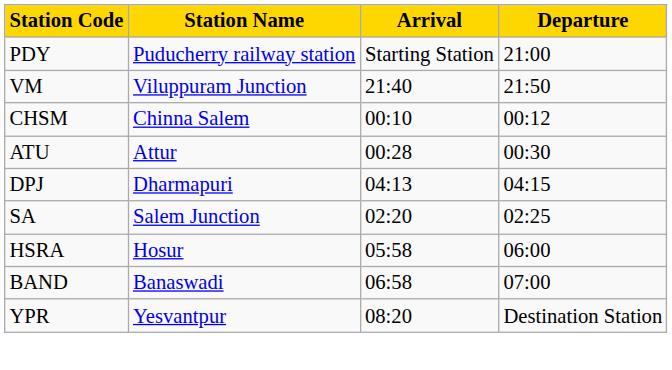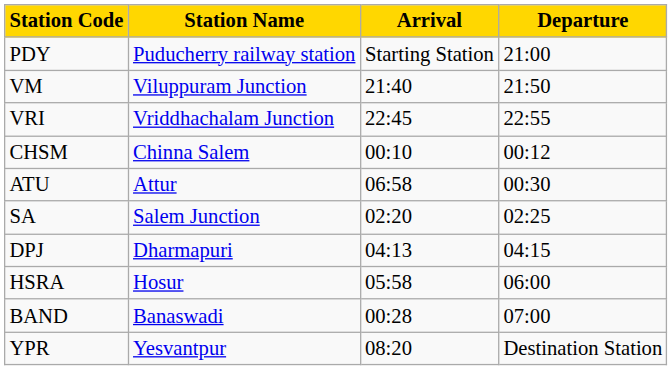+ row: (27, 119)
(388, 151) 00:28 -> (388, 184) 06:58
rows swapped: (23, 217) <-> (27, 184)
(388, 282) 06:58 -> (388, 315) 00:28
